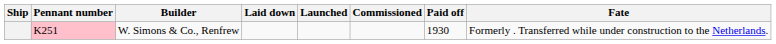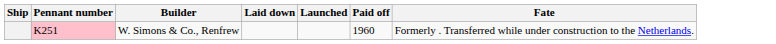- column: (387, 13)
(438, 30) 1930 -> (364, 30) 1960
